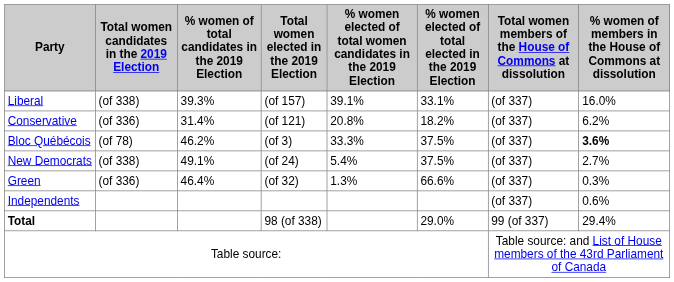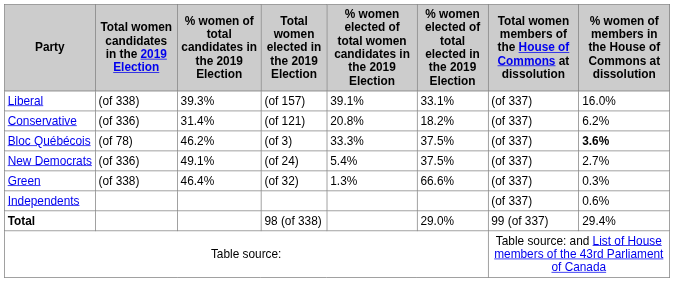(119, 161) (of 338) -> (119, 161) (of 336)
(119, 180) (of 336) -> (119, 180) (of 338)
